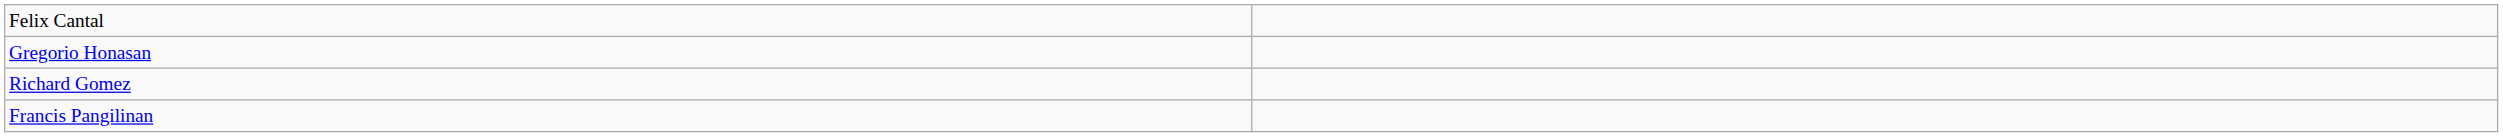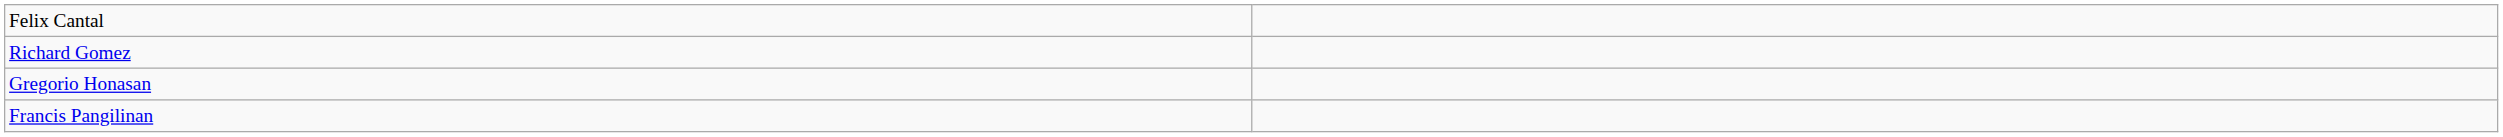rows swapped: (70, 84) <-> (80, 52)
